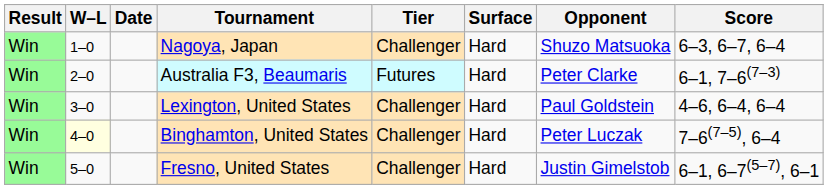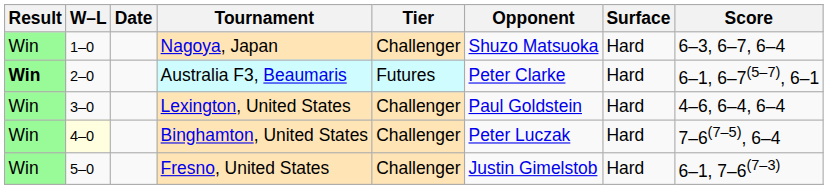columns swapped: (501, 18) <-> (606, 18)
(24, 75) normal -> (24, 75) bold
(729, 76) 6–1, 7–6(7–3) -> (749, 76) 6–1, 6–7(5–7), 6–1
(749, 168) 6–1, 6–7(5–7), 6–1 -> (729, 168) 6–1, 7–6(7–3)
